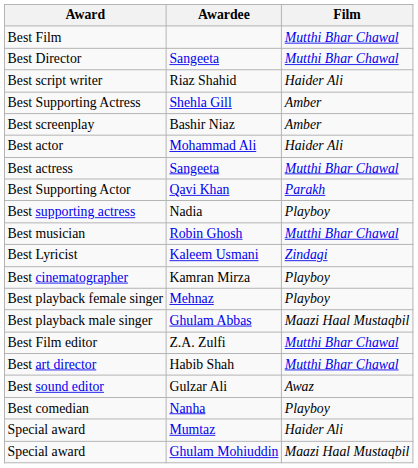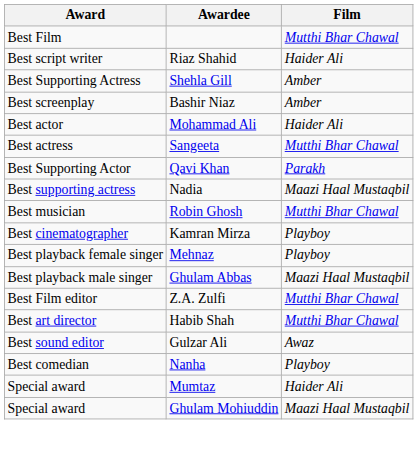- row: (44, 59)
(307, 211) Playboy -> (347, 189) Maazi Haal Mustaqbil
- row: (43, 255)
